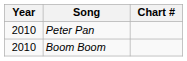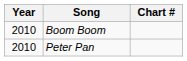rows swapped: (70, 30) <-> (76, 47)
